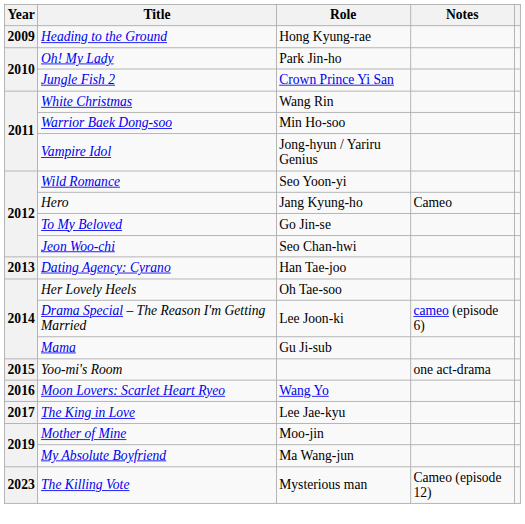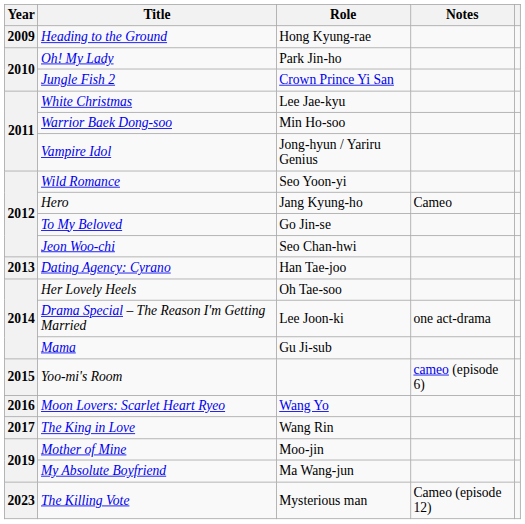(306, 101) Wang Rin -> (312, 101) Lee Jae-kyu
(456, 318) cameo (episode 6) -> (452, 318) one act-drama
(452, 369) one act-drama -> (456, 377) cameo (episode 6)
(312, 412) Lee Jae-kyu -> (306, 427) Wang Rin
